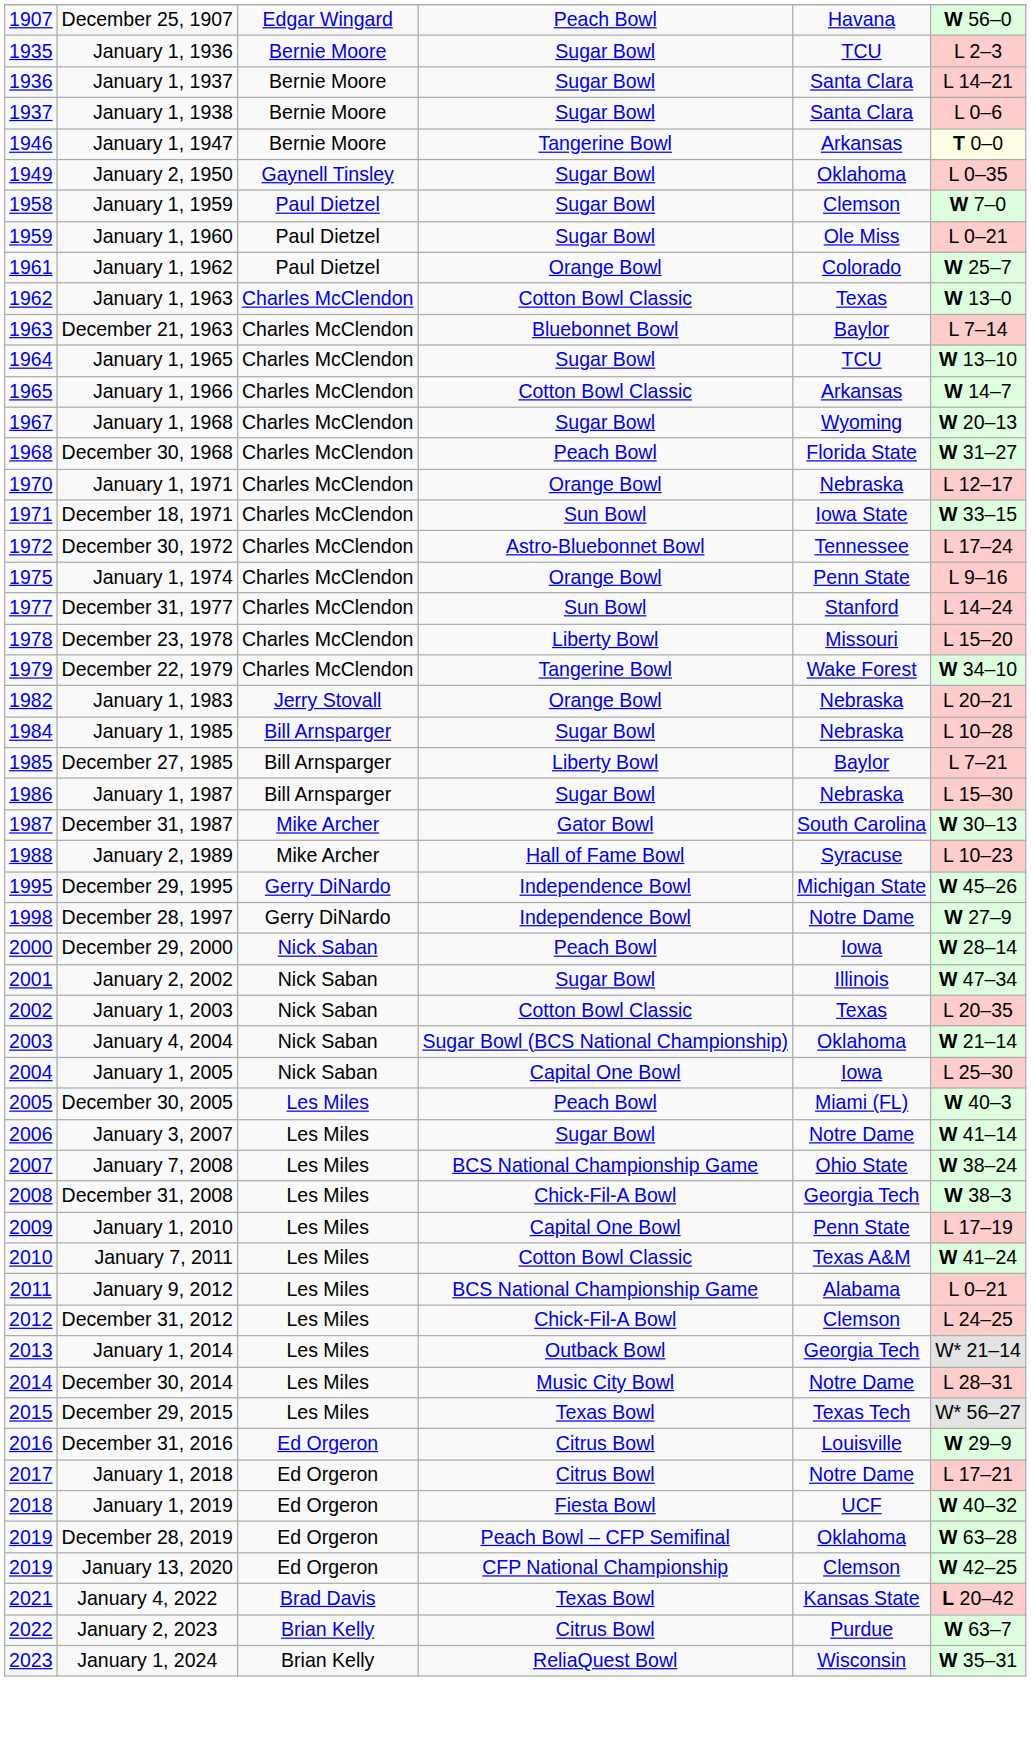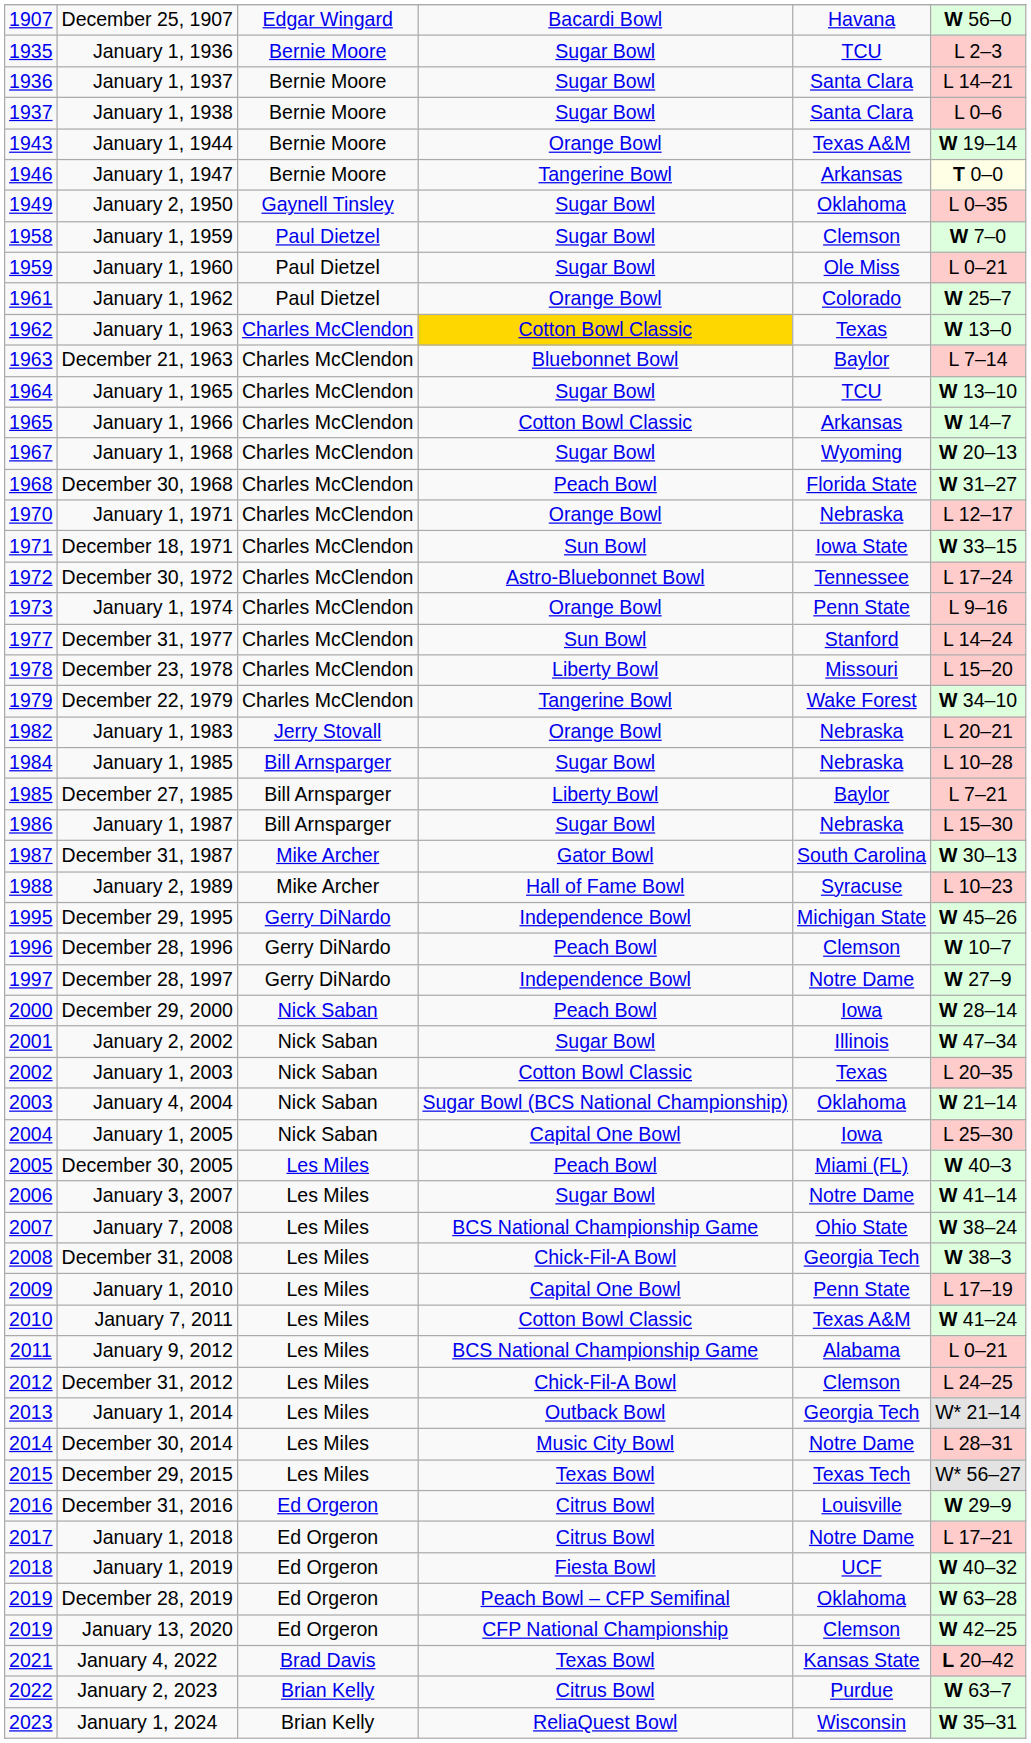(605, 19) Peach Bowl -> (605, 19) Bacardi Bowl
+ row: (163, 143)
(605, 298) no background -> (605, 329) gold background
(31, 577) 1975 -> (31, 608) 1973
+ row: (147, 948)
(31, 917) 1998 -> (31, 979) 1997
